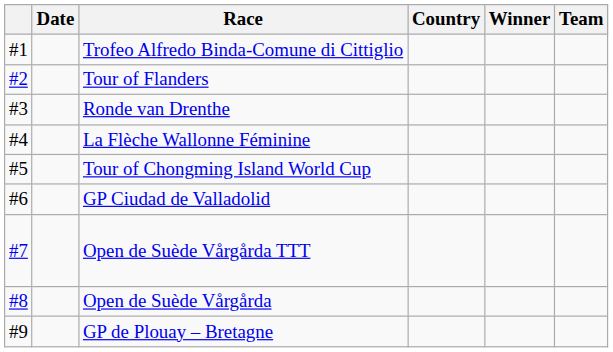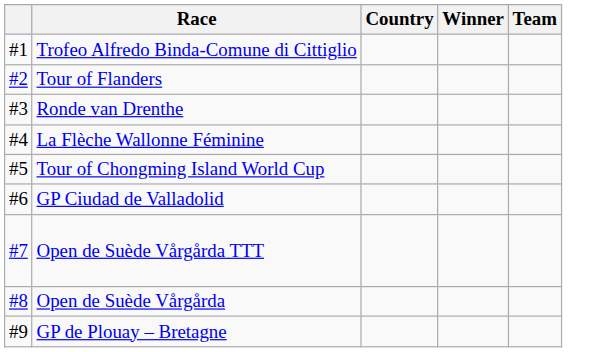- column: (55, 19)
